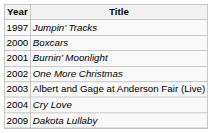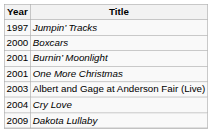(17, 74) 2002 -> (17, 74) 2001
